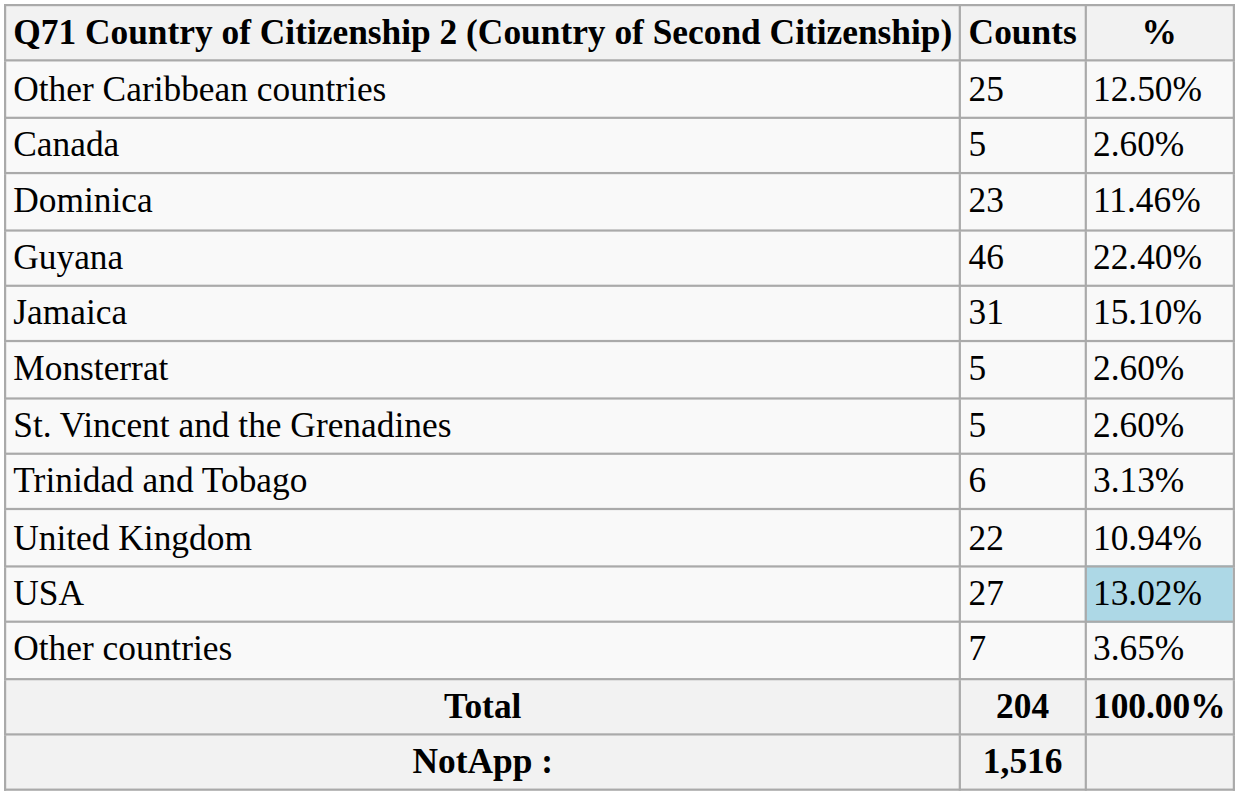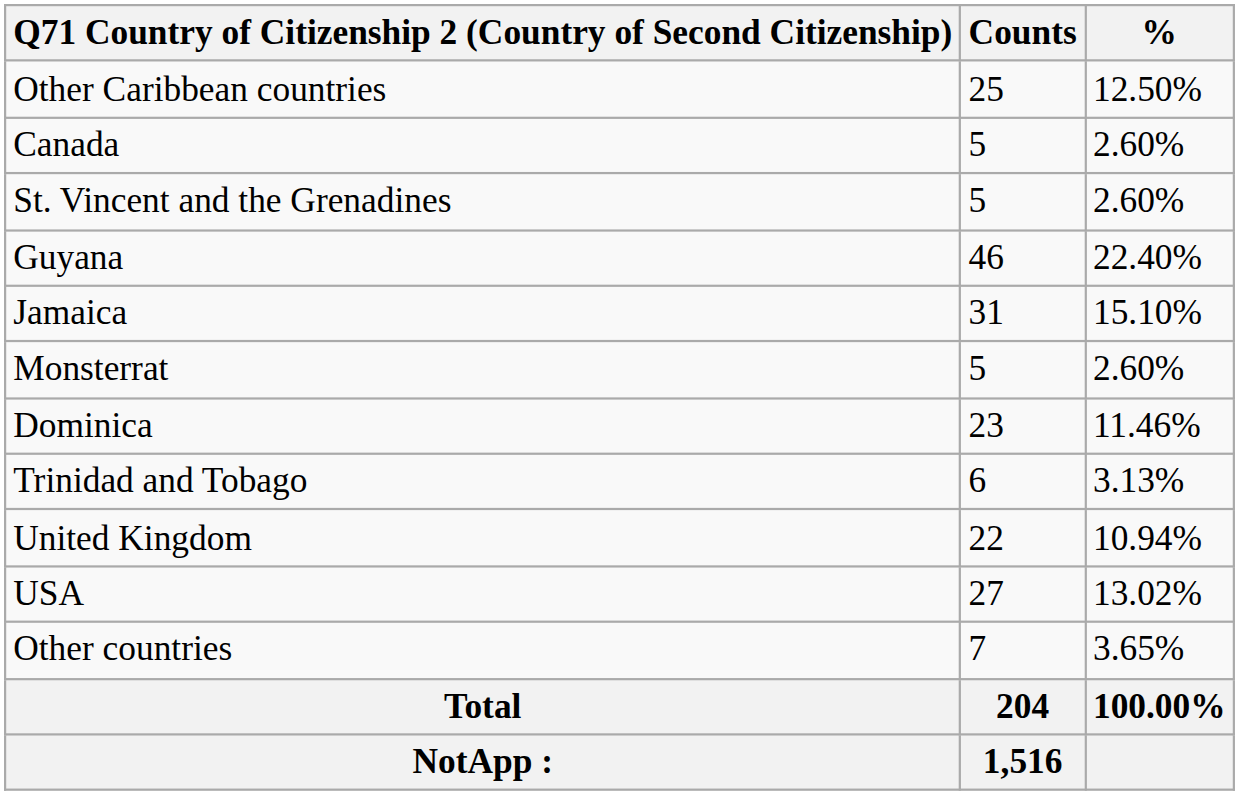rows swapped: (83, 200) <-> (232, 425)
(1147, 593) lightblue background -> (1147, 593) no background
